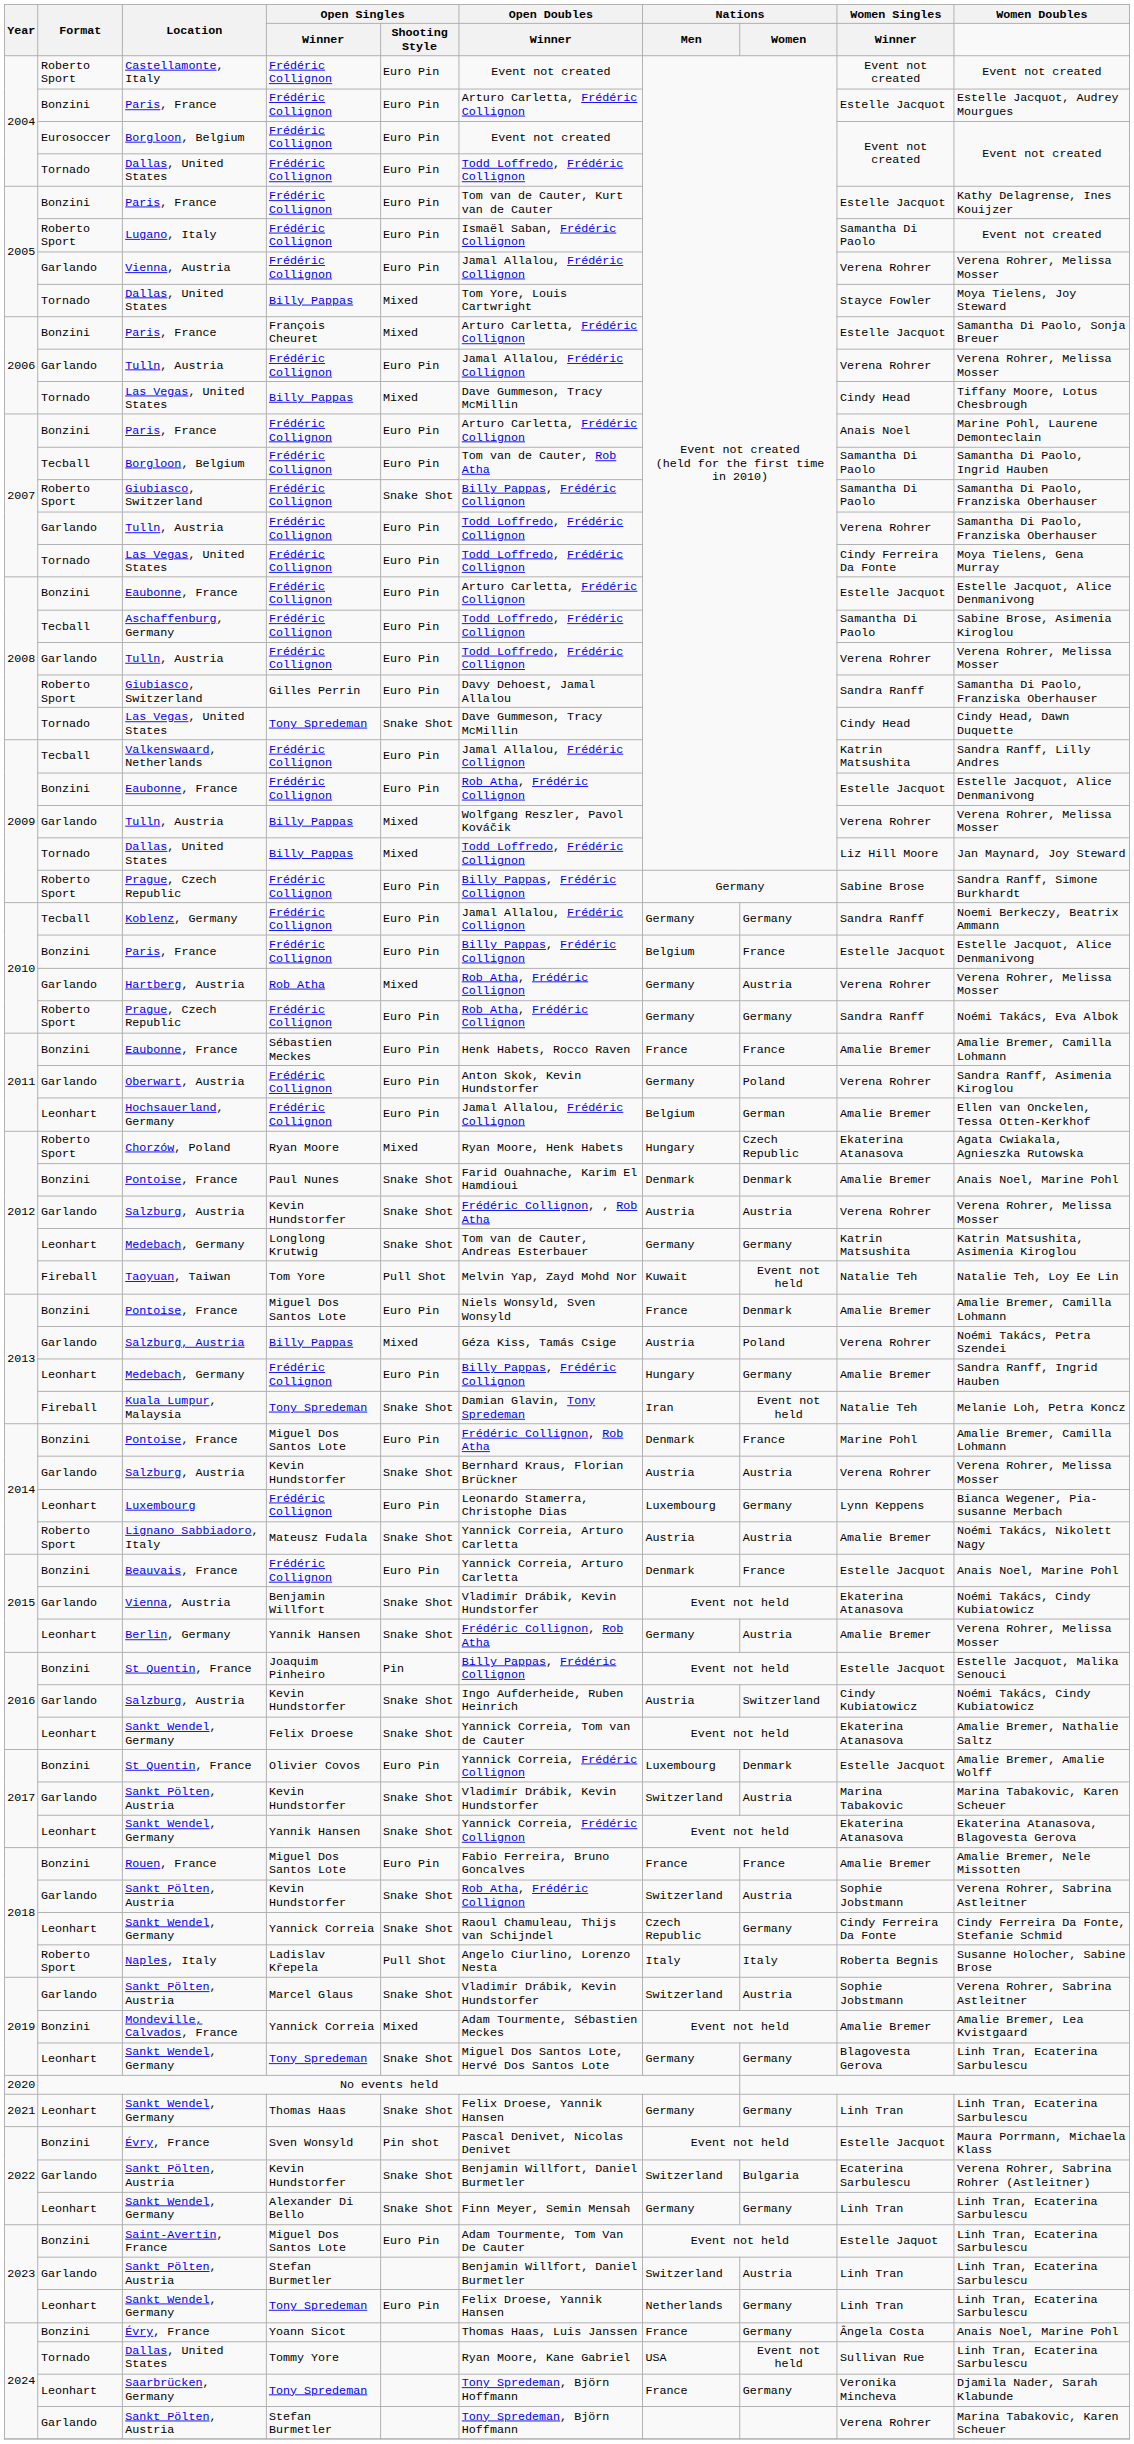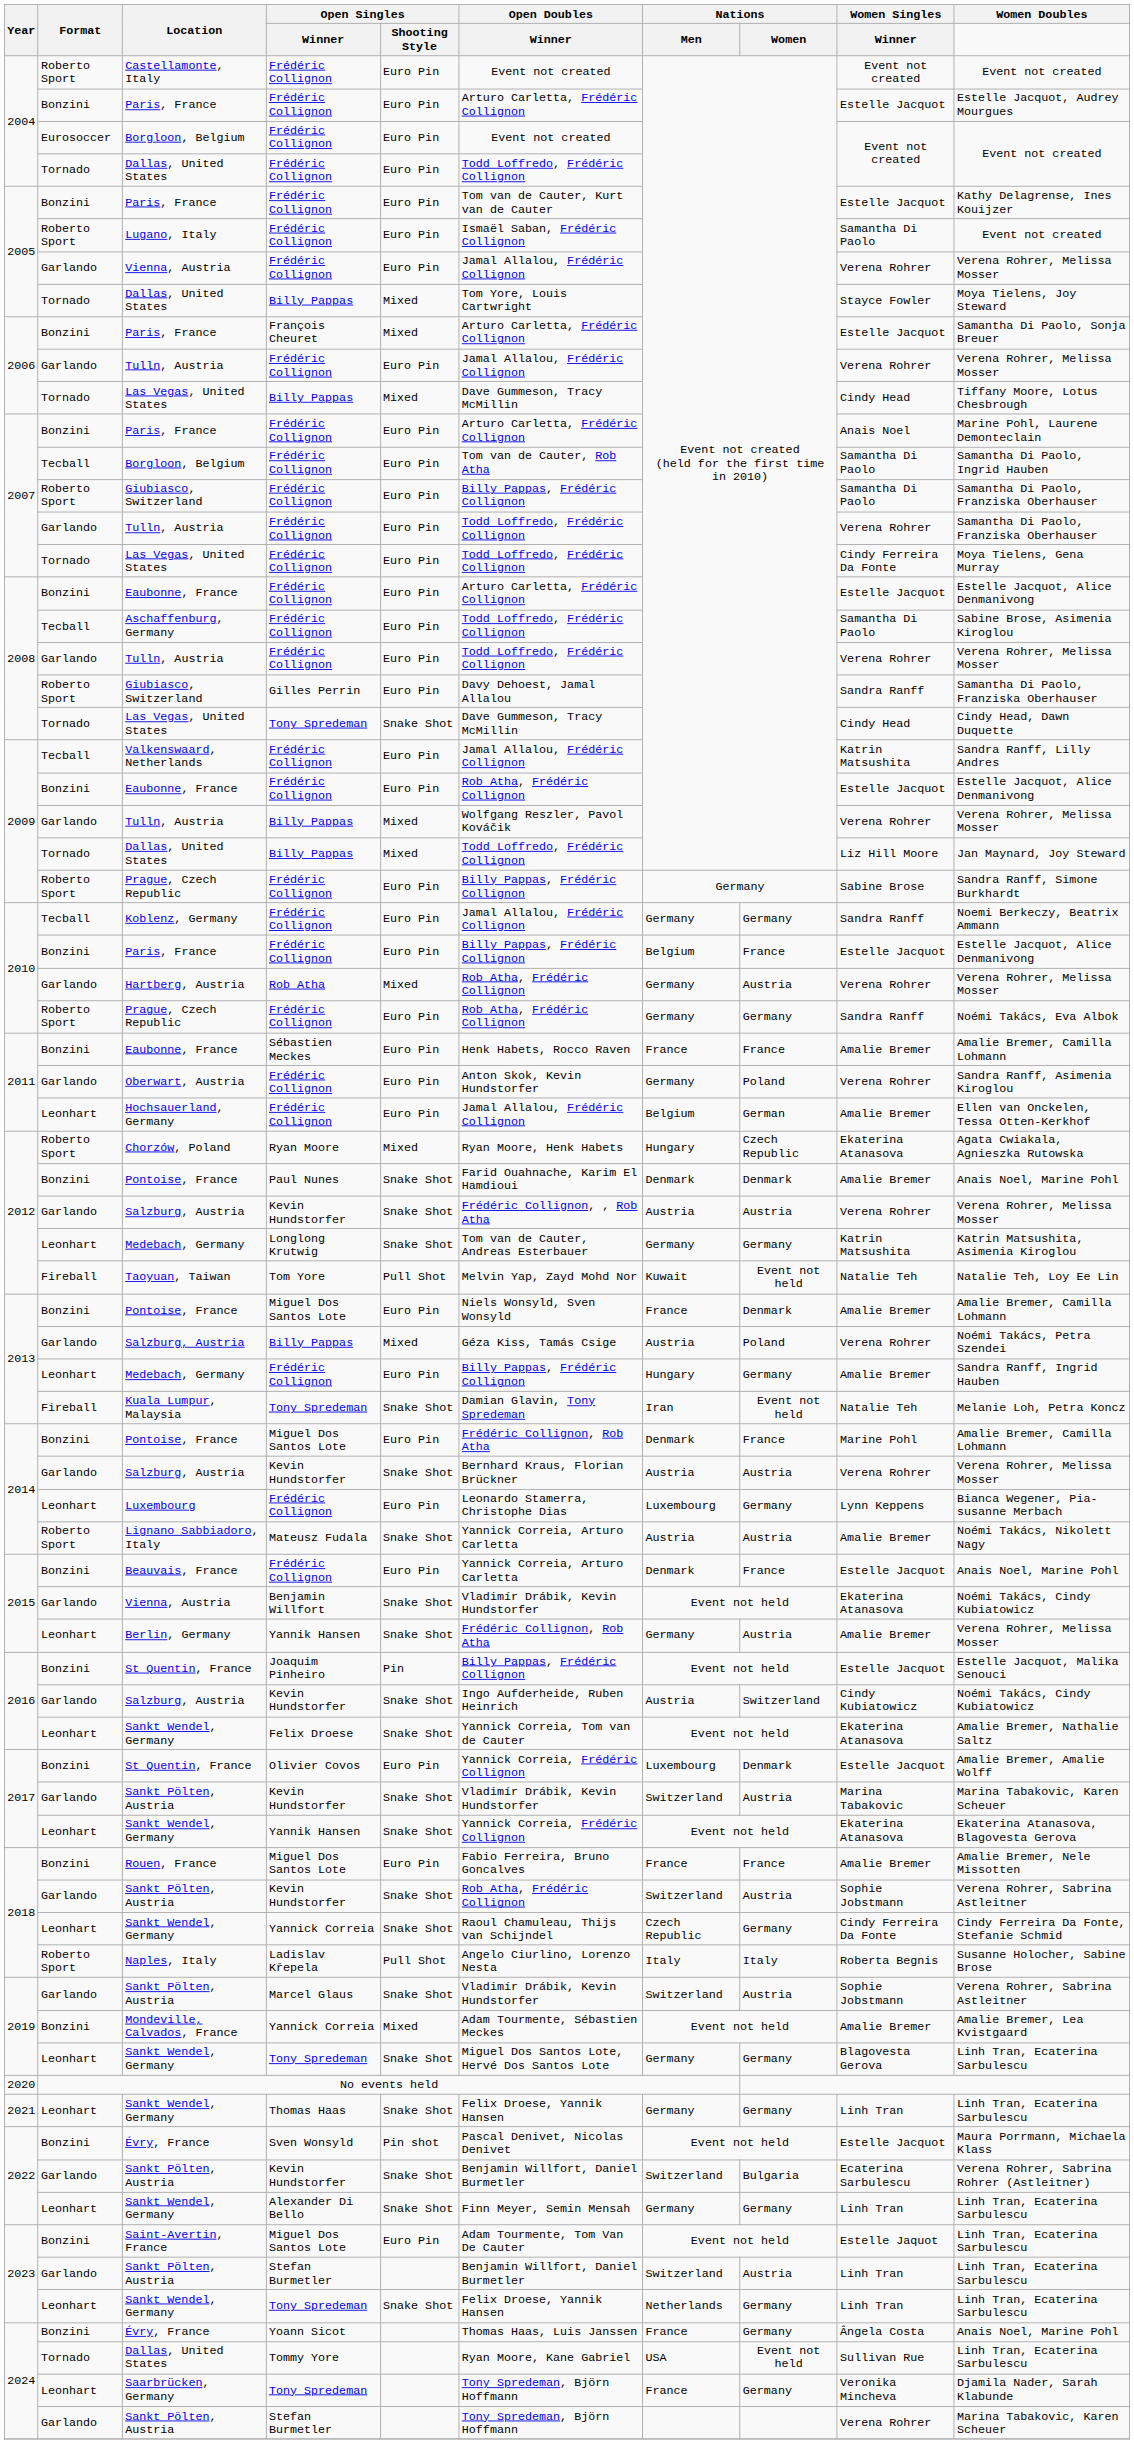(418, 496) Snake Shot -> (411, 496) Euro Pin
(411, 2306) Euro Pin -> (418, 2306) Snake Shot
